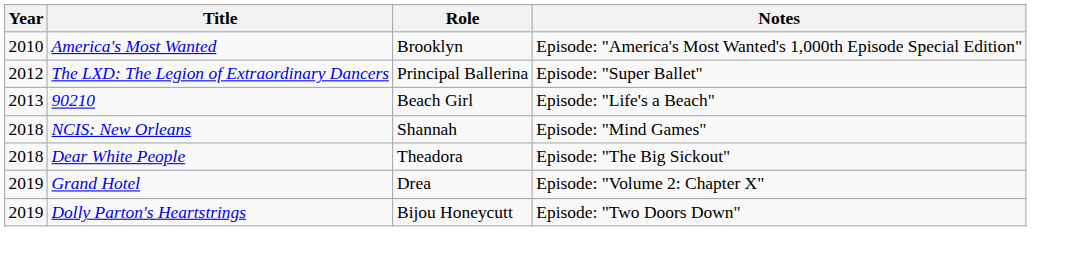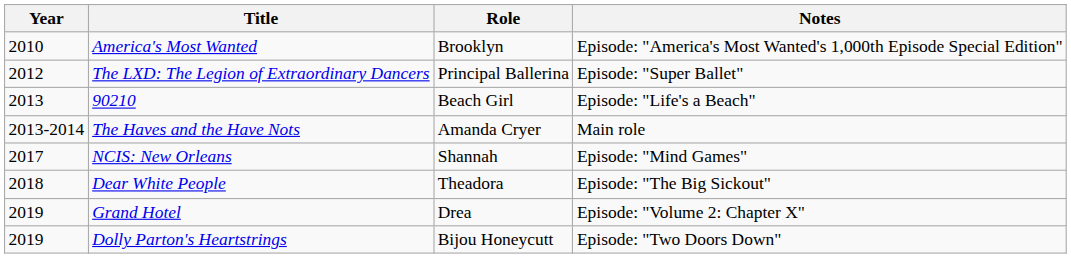+ row: (196, 128)
(26, 128) 2018 -> (26, 156) 2017
